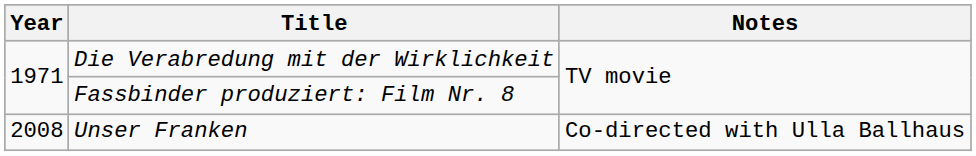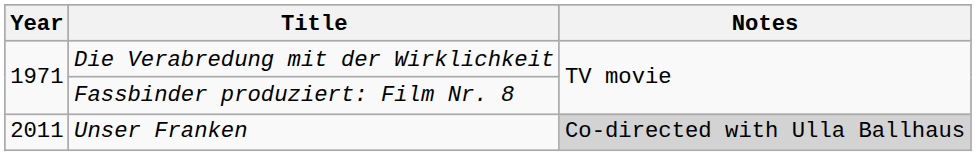(37, 132) 2008 -> (37, 132) 2011
(765, 132) no background -> (765, 132) lightgrey background
